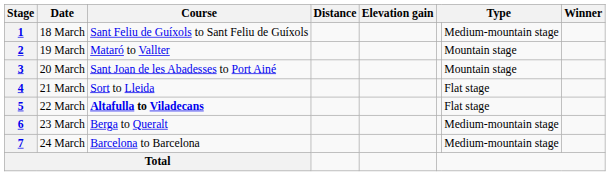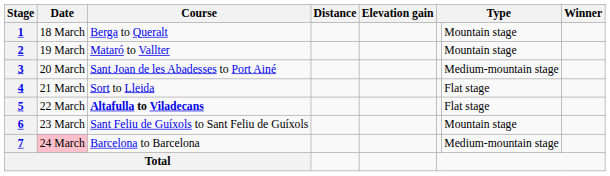(199, 32) Sant Feliu de Guíxols to Sant Feliu de Guíxols -> (129, 32) Berga to Queralt
(502, 32) Medium-mountain stage -> (480, 32) Mountain stage
(480, 69) Mountain stage -> (502, 69) Medium-mountain stage
(129, 124) Berga to Queralt -> (199, 124) Sant Feliu de Guíxols to Sant Feliu de Guíxols
(502, 124) Medium-mountain stage -> (480, 124) Mountain stage
(62, 143) no background -> (62, 143) pink background
